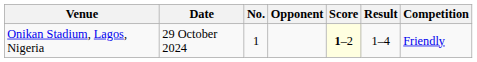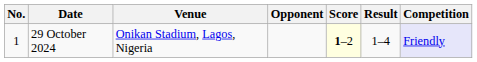columns swapped: (256, 14) <-> (82, 14)
(424, 40) no background -> (424, 40) lavender background
